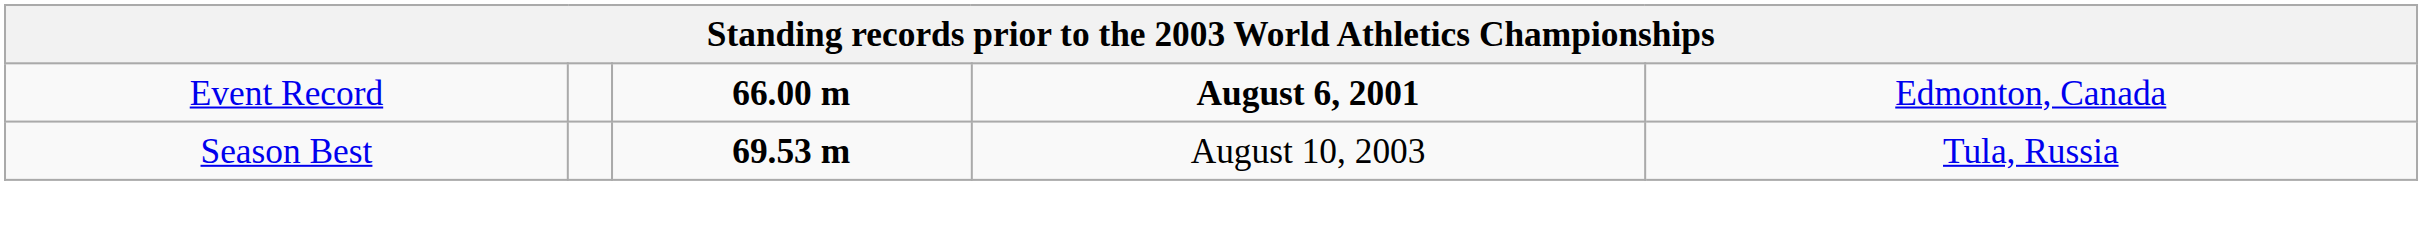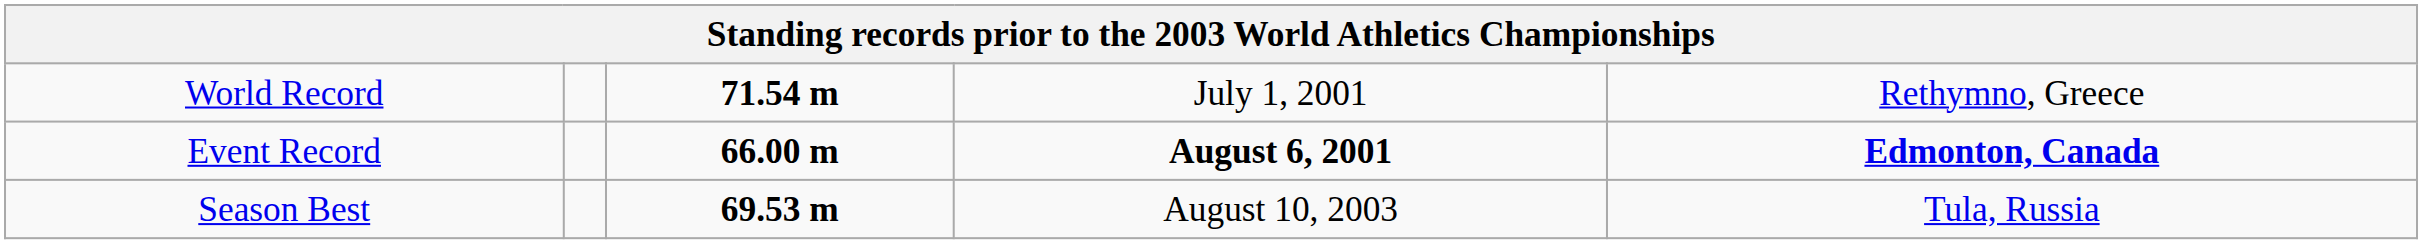+ row: (284, 91)
(2031, 91) normal -> (2012, 149) bold
